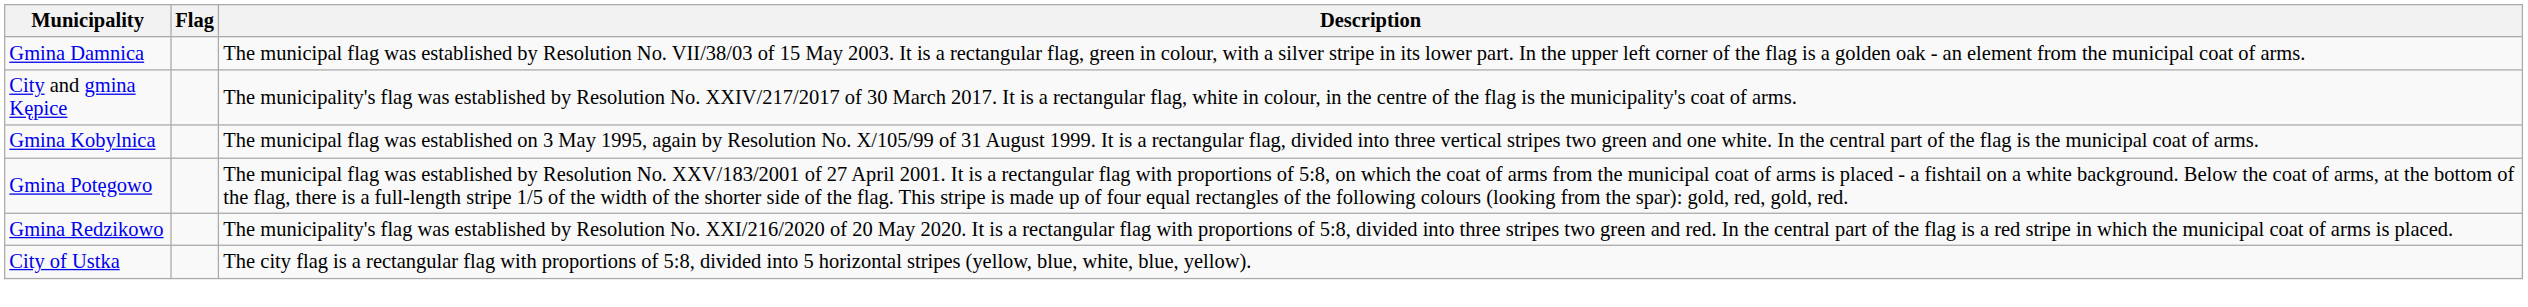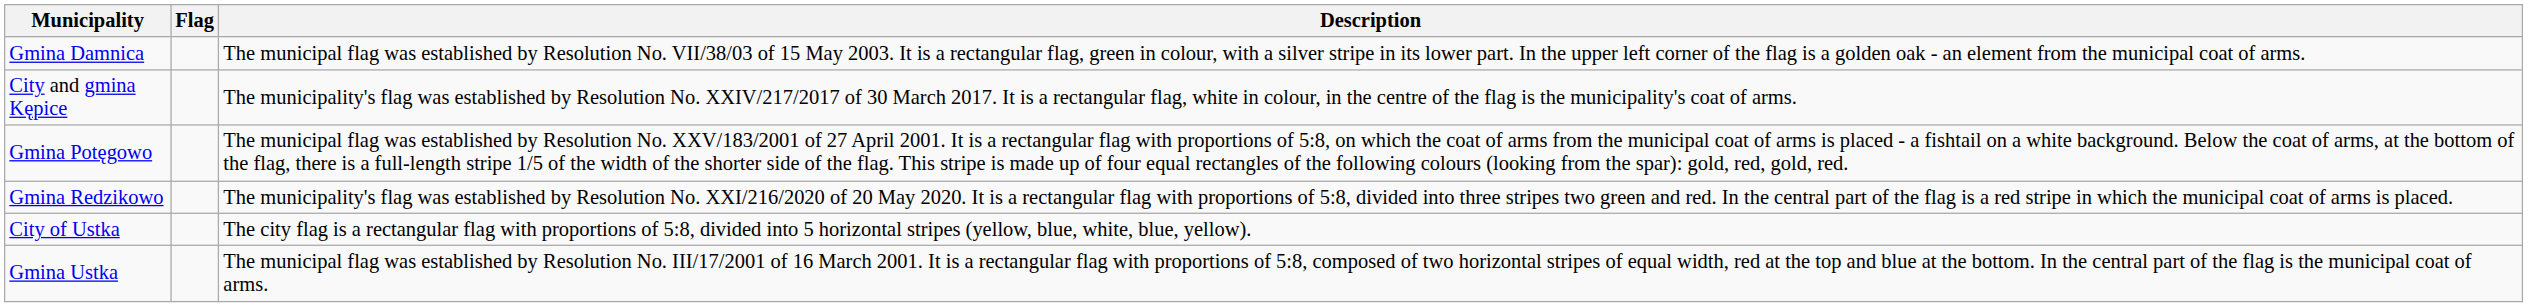- row: (82, 141)
+ row: (64, 273)
